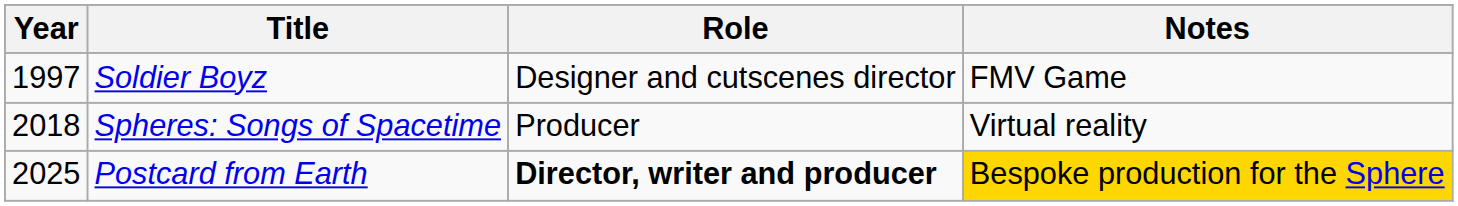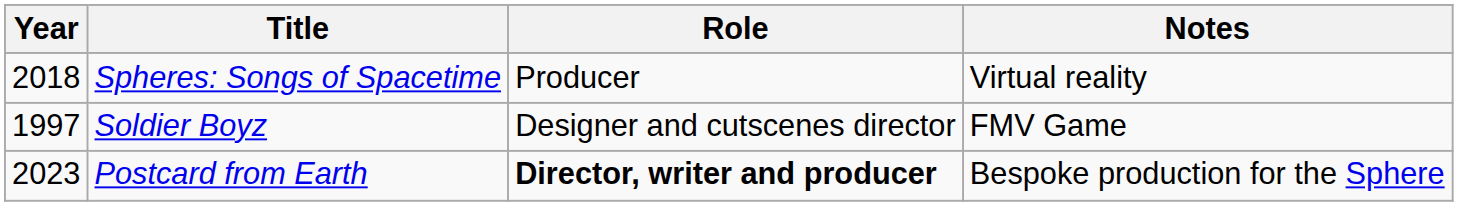rows swapped: (181, 77) <-> (298, 126)
(46, 175) 2025 -> (46, 175) 2023
(1207, 175) gold background -> (1207, 175) no background
